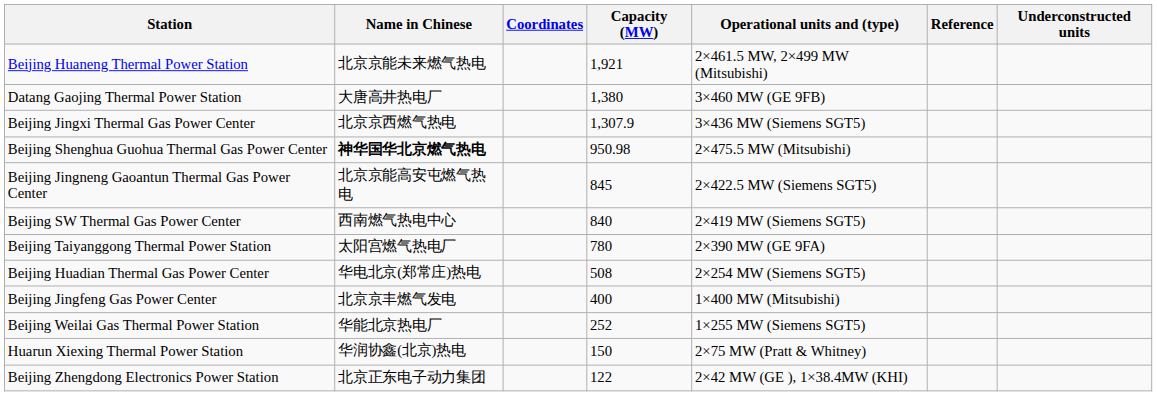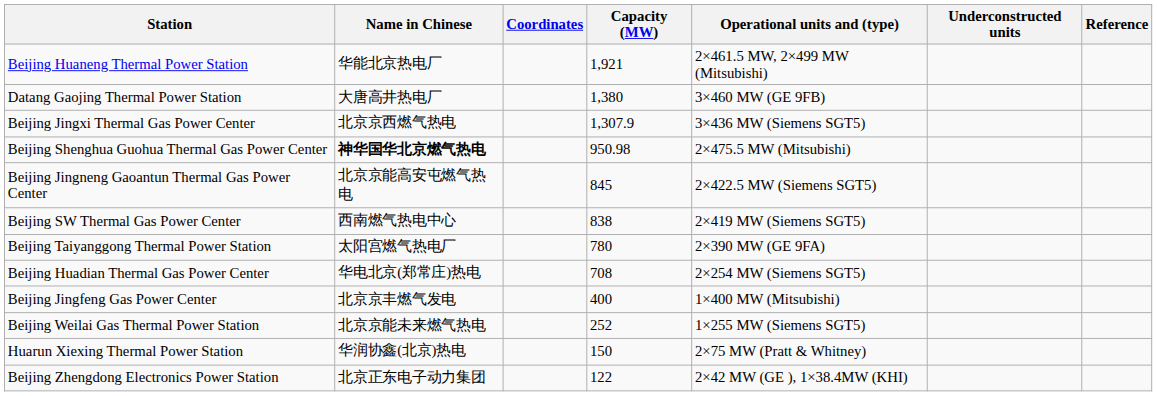columns swapped: (1074, 24) <-> (962, 24)
(412, 63) 北京京能未来燃气热电 -> (390, 63) 华能北京热电厂
(601, 221) 840 -> (601, 221) 838
(601, 273) 508 -> (601, 273) 708
(390, 325) 华能北京热电厂 -> (412, 325) 北京京能未来燃气热电
